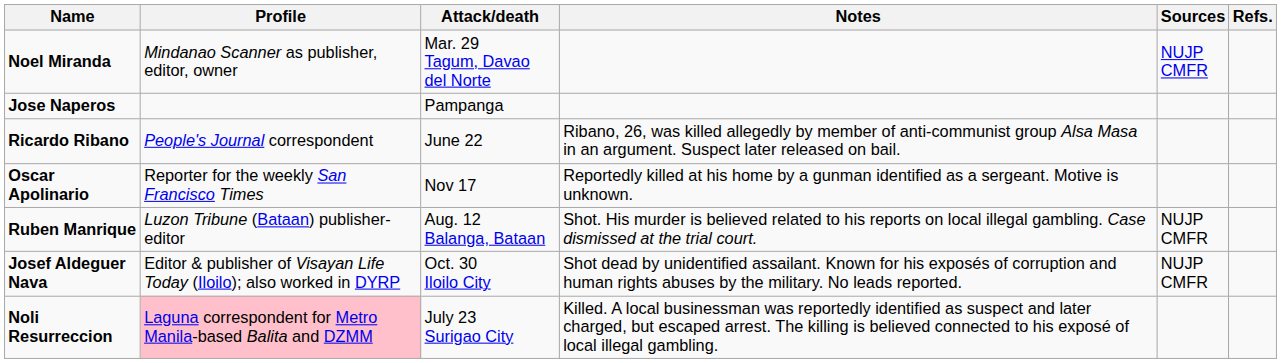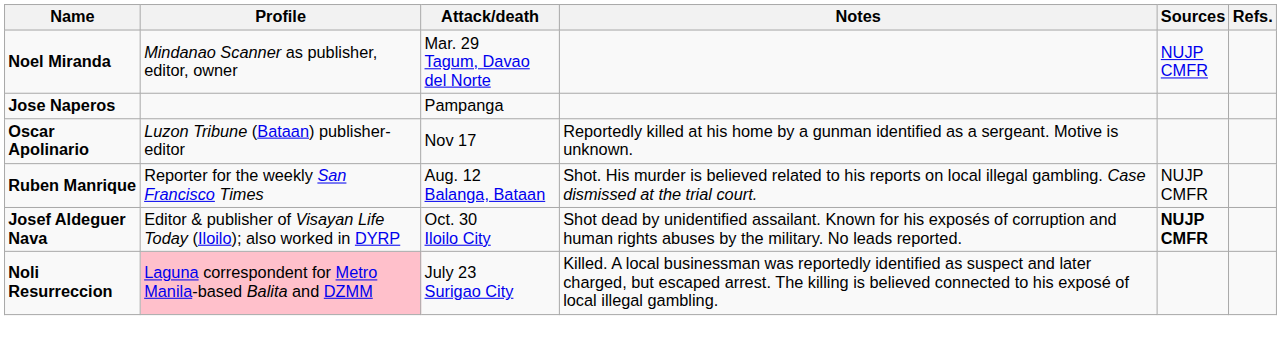- row: (69, 140)
(245, 185) Reporter for the weekly San Francisco Times -> (267, 140) Luzon Tribune (Bataan) publisher-editor
(267, 229) Luzon Tribune (Bataan) publisher-editor -> (245, 185) Reporter for the weekly San Francisco Times
(1184, 273) normal -> (1184, 229) bold
